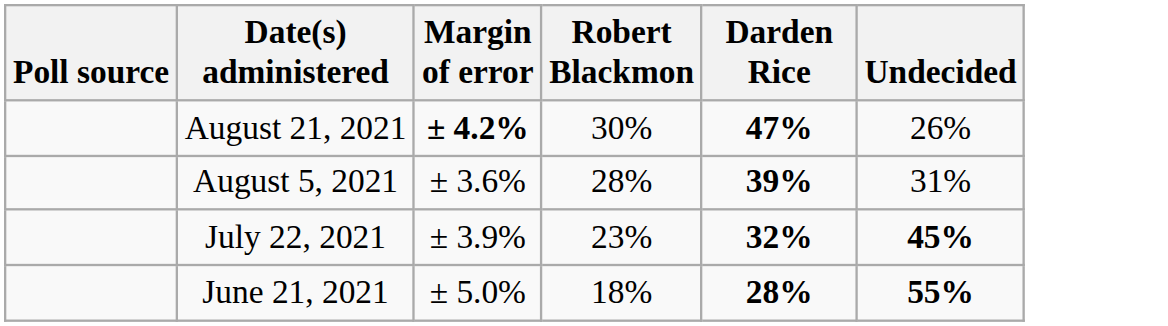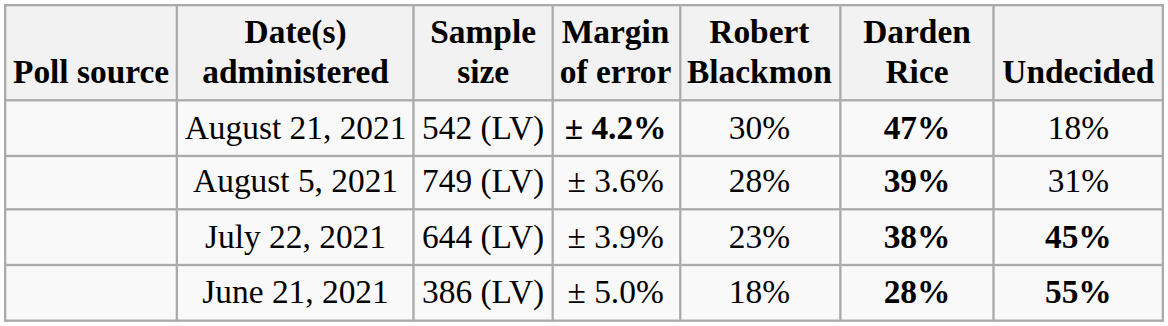+ column: (483, 52)
(941, 126) 26% -> (1078, 126) 18%
(779, 237) 32% -> (917, 237) 38%
